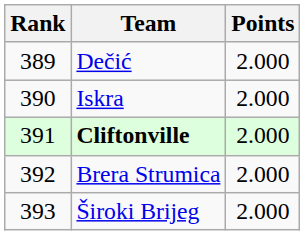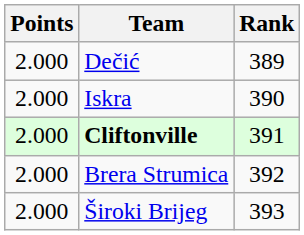columns swapped: (38, 23) <-> (263, 23)
